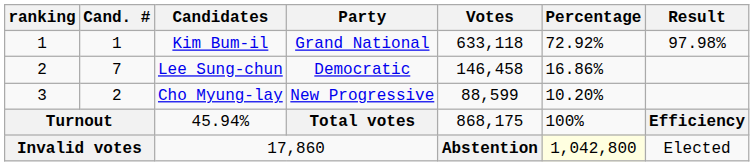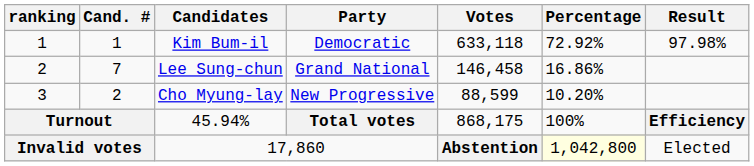(362, 44) Grand National -> (362, 44) Democratic
(362, 70) Democratic -> (362, 70) Grand National
